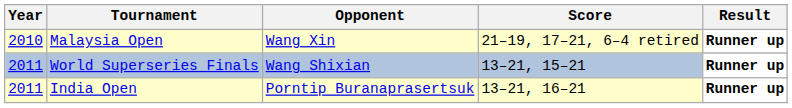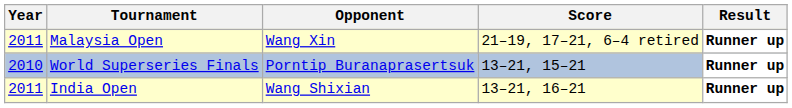(26, 41) 2010 -> (26, 41) 2011
(26, 65) 2011 -> (26, 65) 2010
(318, 65) Wang Shixian -> (370, 65) Porntip Buranaprasertsuk
(370, 90) Porntip Buranaprasertsuk -> (318, 90) Wang Shixian
